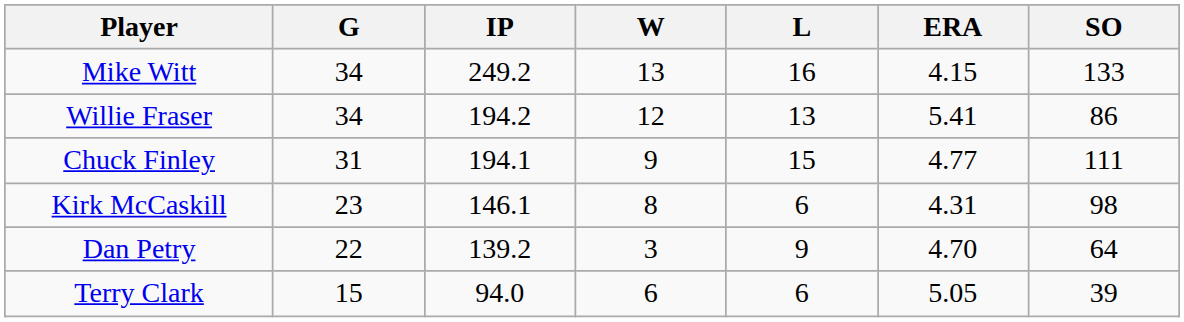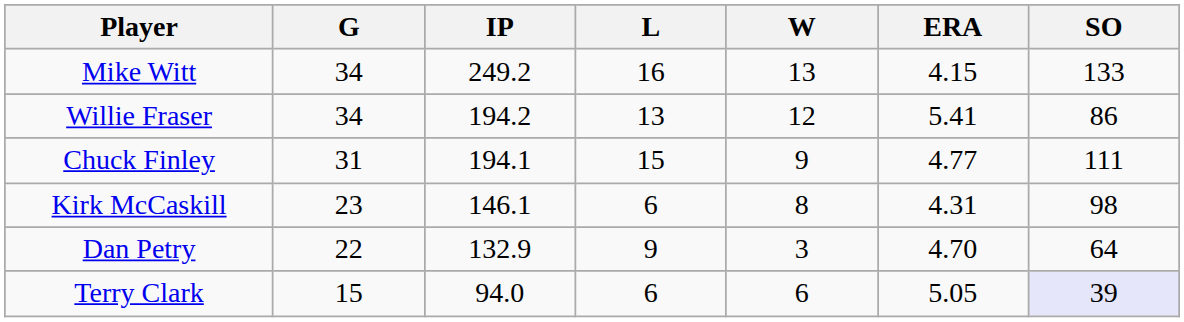columns swapped: (651, 26) <-> (802, 26)
(500, 248) 139.2 -> (500, 248) 132.9
(1104, 293) no background -> (1104, 293) lavender background
